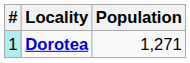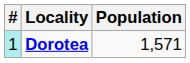(161, 44) 1,271 -> (161, 44) 1,571
